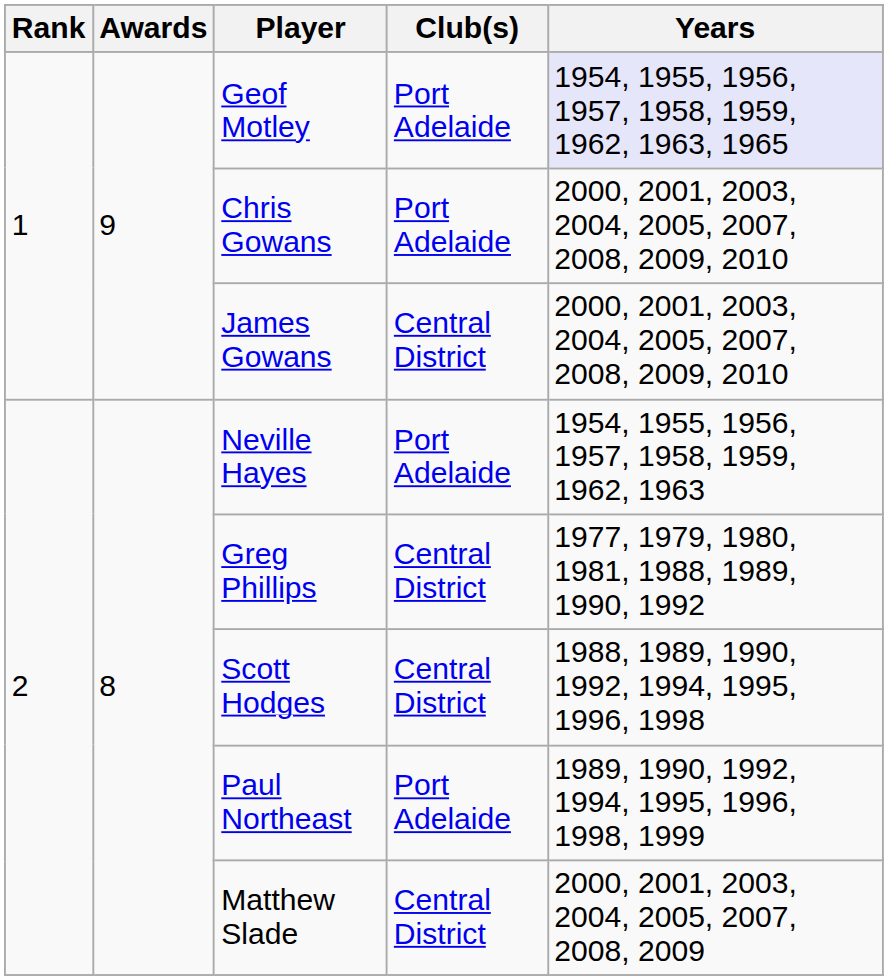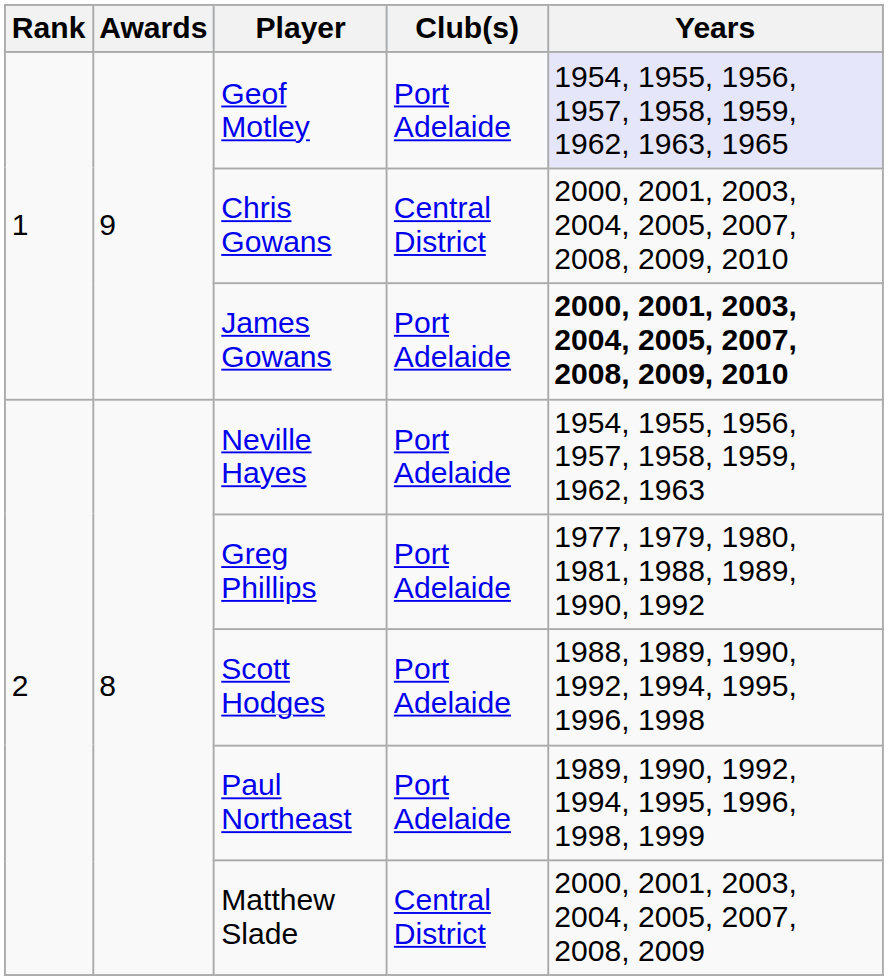(452, 225) Port Adelaide -> (442, 225) Central District
(442, 340) Central District -> (452, 340) Port Adelaide
(676, 340) normal -> (676, 340) bold
(442, 571) Central District -> (452, 571) Port Adelaide
(442, 686) Central District -> (452, 686) Port Adelaide
